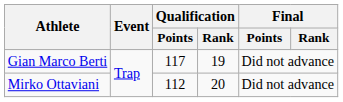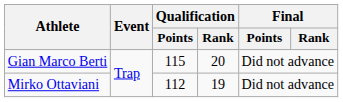(175, 61) 117 -> (175, 61) 115
(218, 61) 19 -> (218, 61) 20
(218, 85) 20 -> (218, 85) 19
